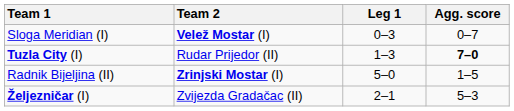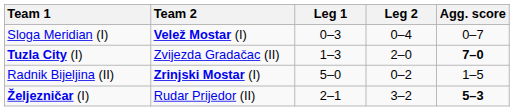+ column: (401, 14)
(227, 55) Rudar Prijedor (II) -> (217, 55) Zvijezda Gradačac (II)
(240, 95) Zvijezda Gradačac (II) -> (205, 95) Rudar Prijedor (II)
(468, 95) normal -> (473, 95) bold
